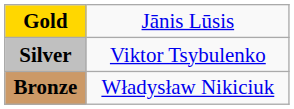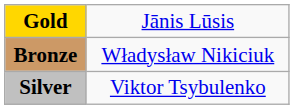rows swapped: (45, 54) <-> (45, 87)
